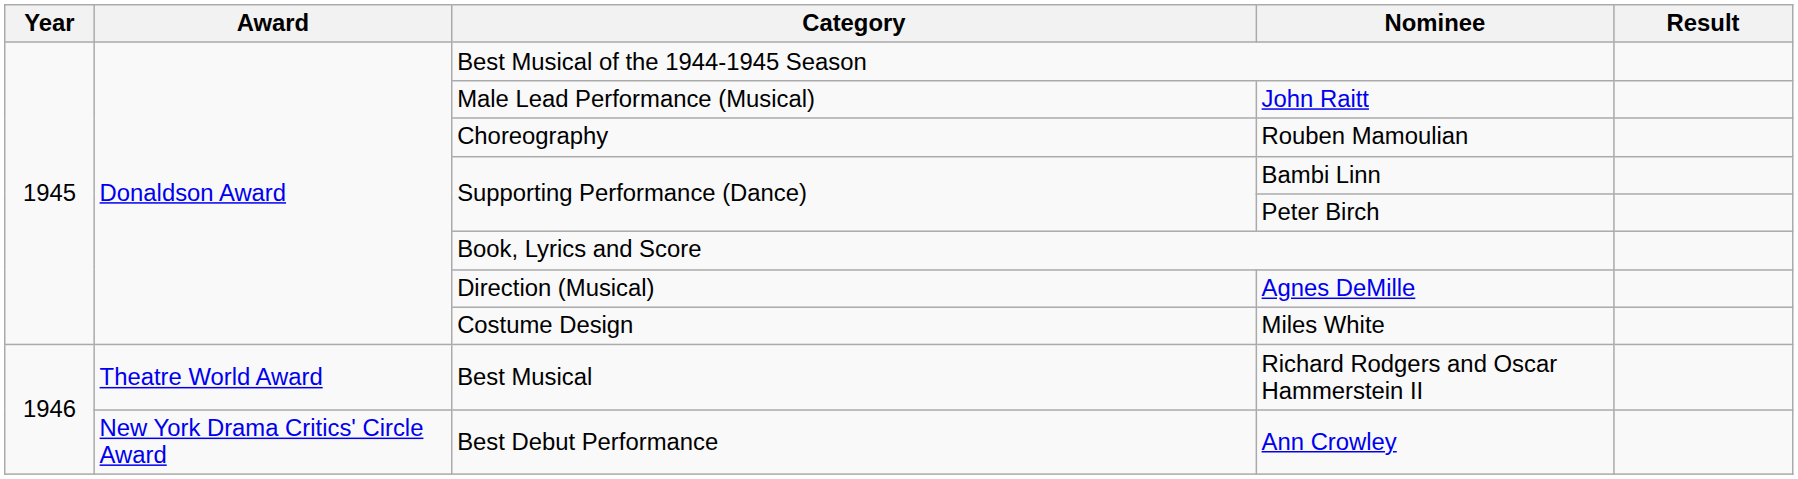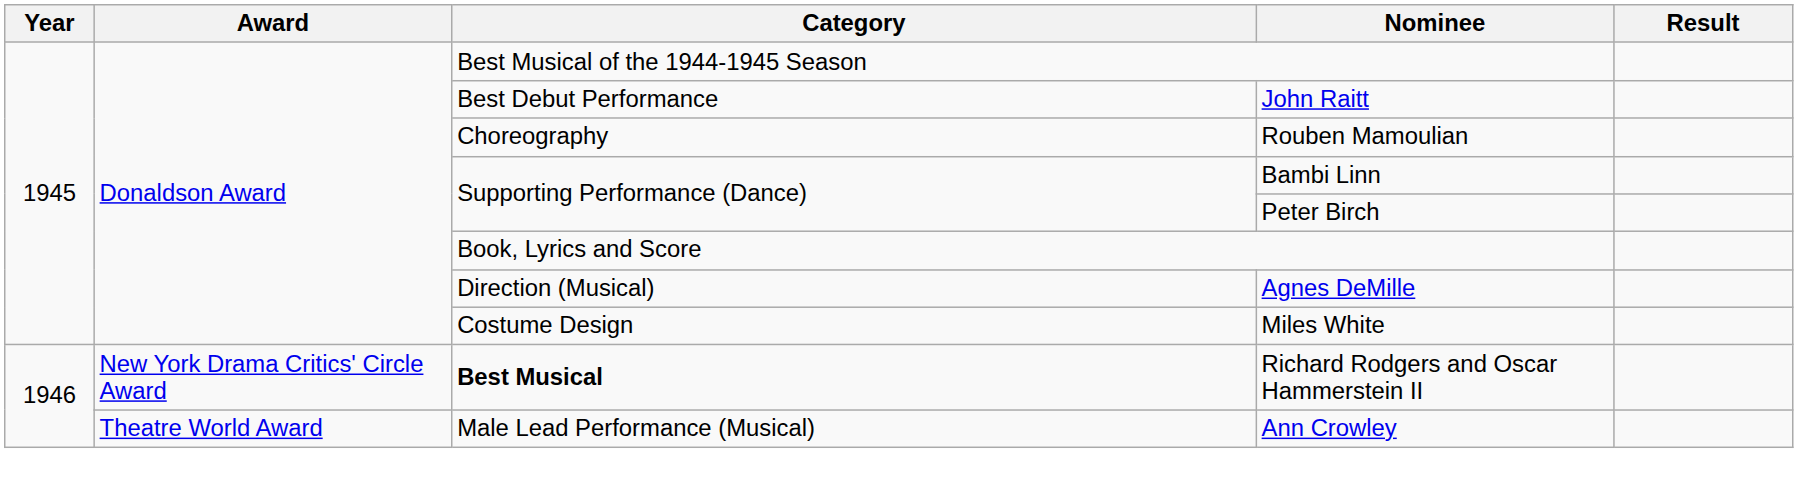(636, 99) Male Lead Performance (Musical) -> (588, 99) Best Debut Performance
(211, 377) Theatre World Award -> (262, 377) New York Drama Critics' Circle Award
(525, 377) normal -> (530, 377) bold
(262, 441) New York Drama Critics' Circle Award -> (211, 428) Theatre World Award
(588, 441) Best Debut Performance -> (636, 428) Male Lead Performance (Musical)
